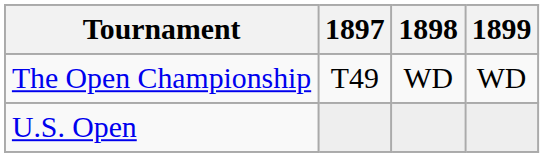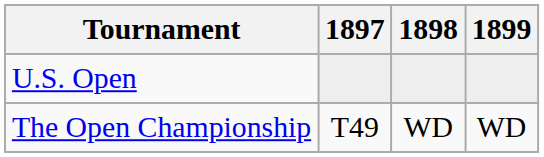rows swapped: (162, 78) <-> (74, 127)
